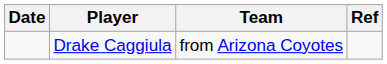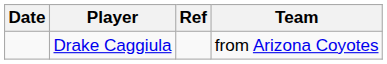columns swapped: (261, 18) <-> (365, 18)
